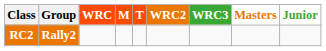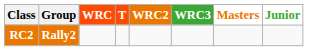- column: (124, 15)
